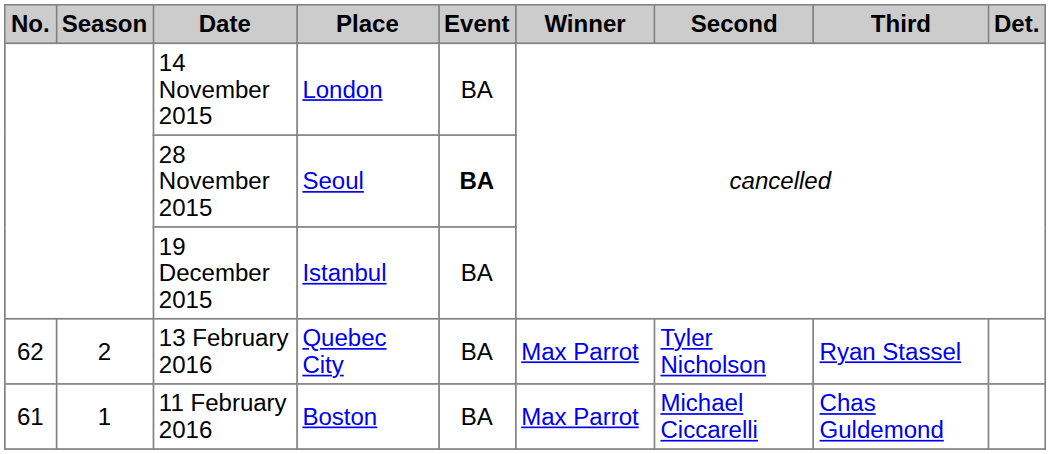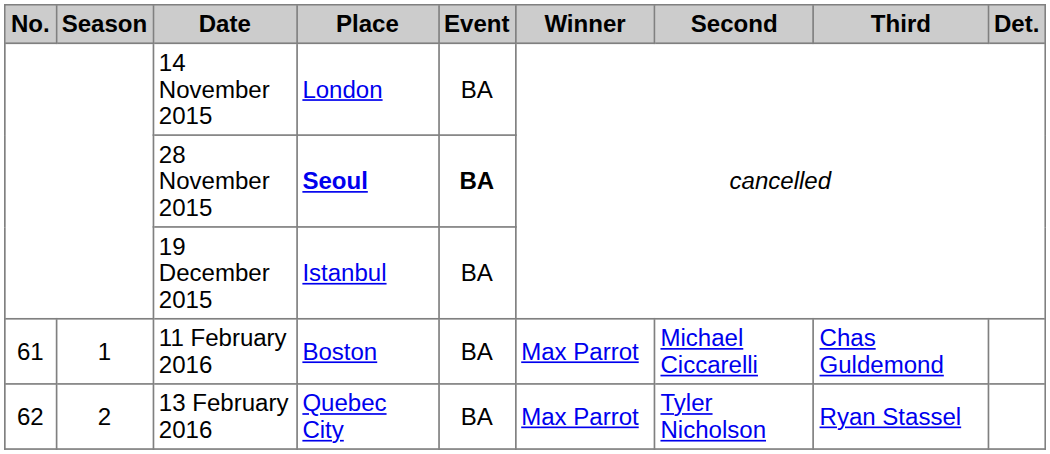(333, 181) normal -> (335, 181) bold
rows swapped: (223, 416) <-> (224, 351)
